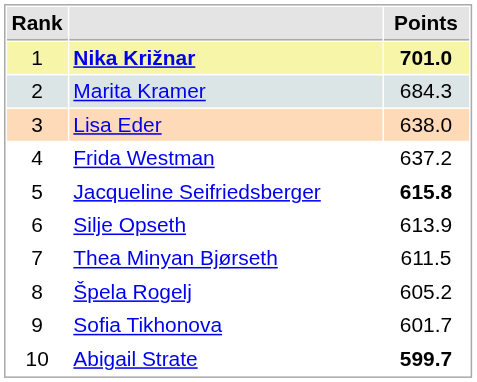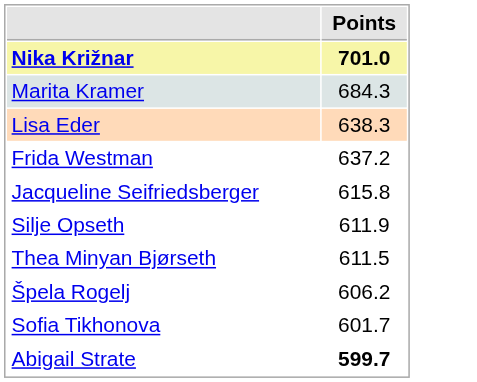- column: (37, 23)
(426, 125) 638.0 -> (364, 125) 638.3
(426, 192) bold -> (364, 192) normal
(426, 225) 613.9 -> (364, 225) 611.9
(426, 292) 605.2 -> (364, 292) 606.2
